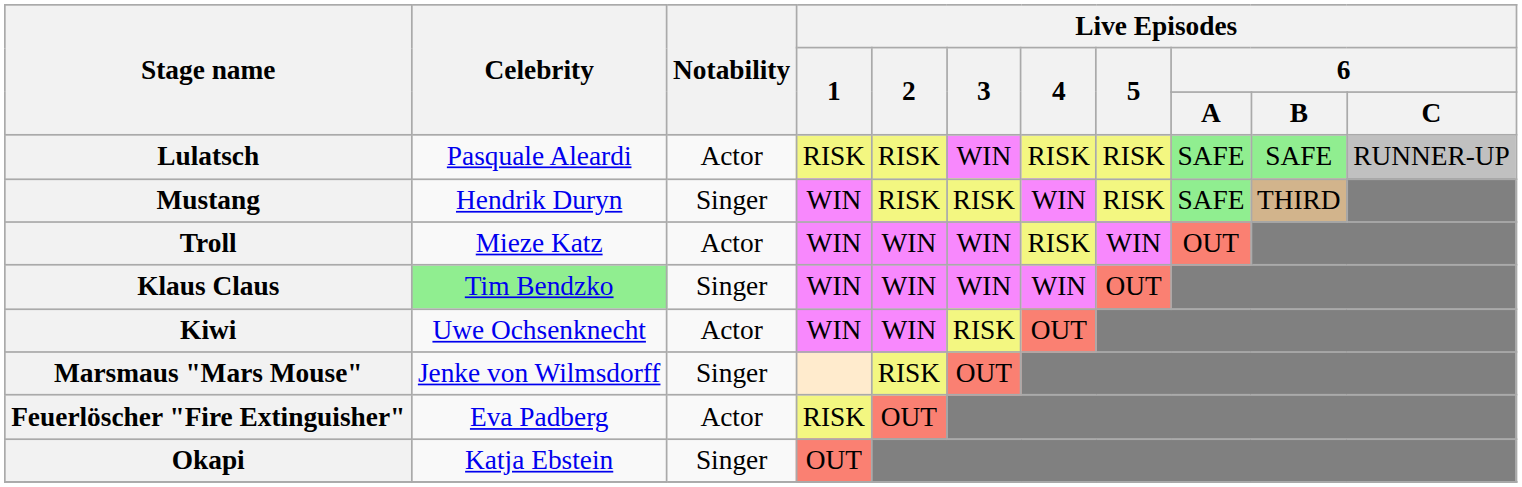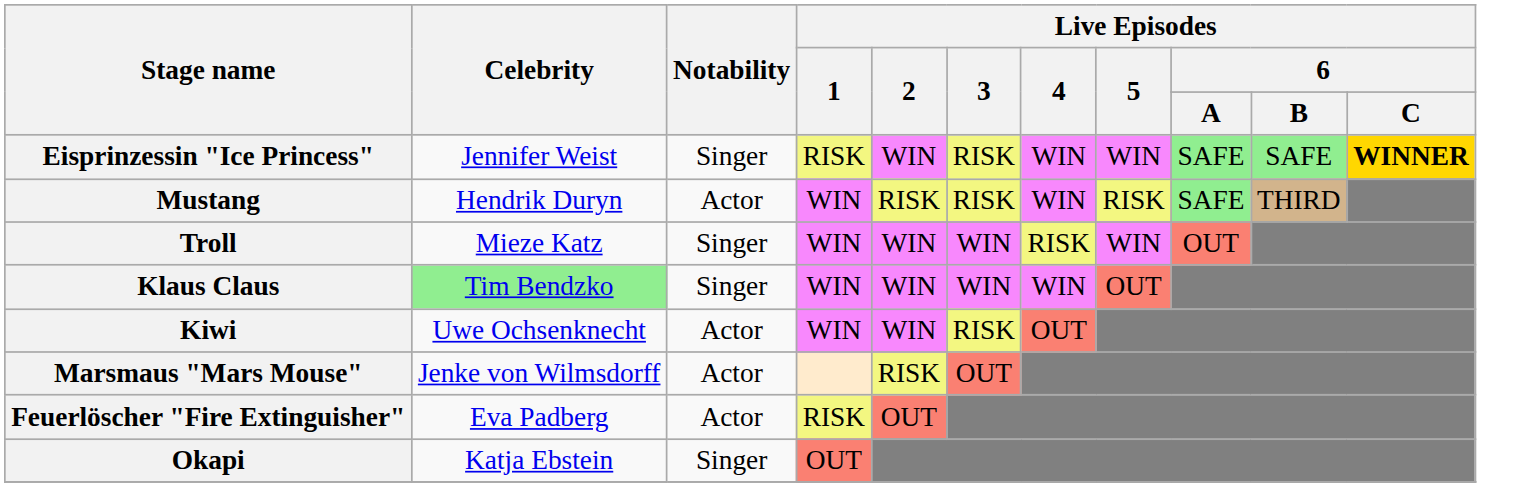+ row: (208, 156)
- row: (208, 156)
(732, 199) Singer -> (732, 199) Actor
(732, 243) Actor -> (732, 243) Singer
(732, 373) Singer -> (732, 373) Actor
